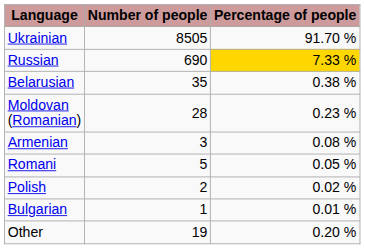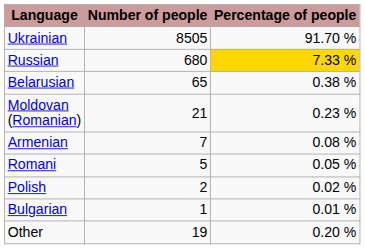(196, 60) 690 -> (196, 60) 680
(200, 82) 35 -> (200, 82) 65
(200, 112) 28 -> (200, 112) 21
(204, 143) 3 -> (204, 143) 7
